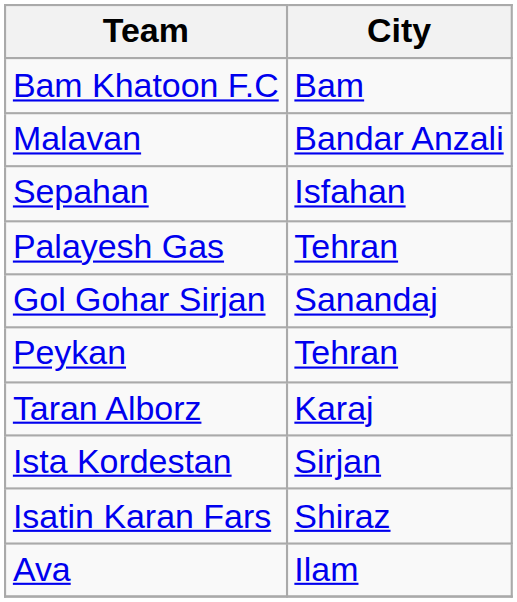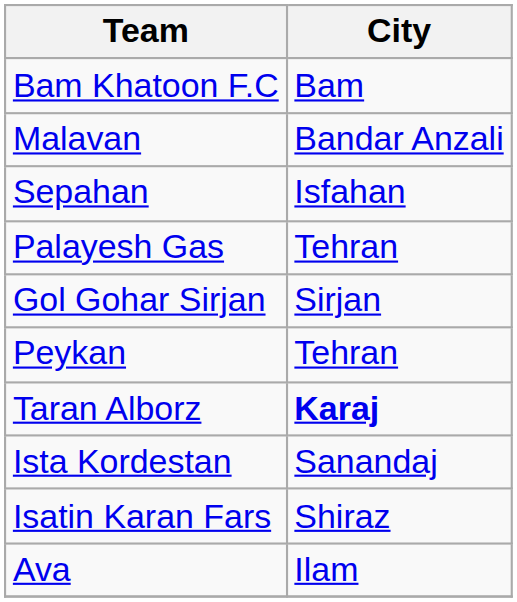(366, 300) Sanandaj -> (338, 300) Sirjan
(334, 407) normal -> (337, 407) bold
(338, 461) Sirjan -> (366, 461) Sanandaj
